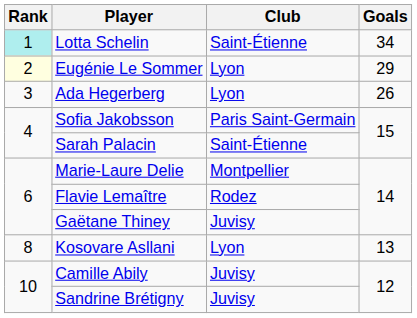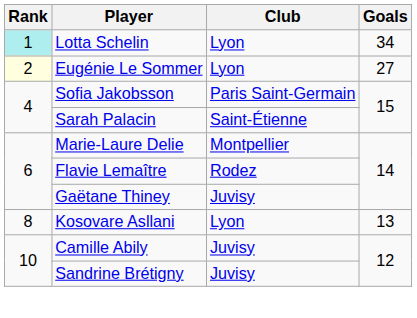(258, 42) Saint-Étienne -> (227, 42) Lyon
(385, 68) 29 -> (385, 68) 27
- row: (110, 94)
